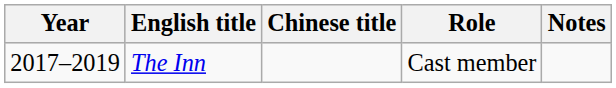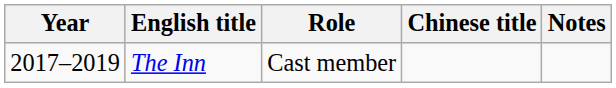columns swapped: (332, 23) <-> (472, 23)
